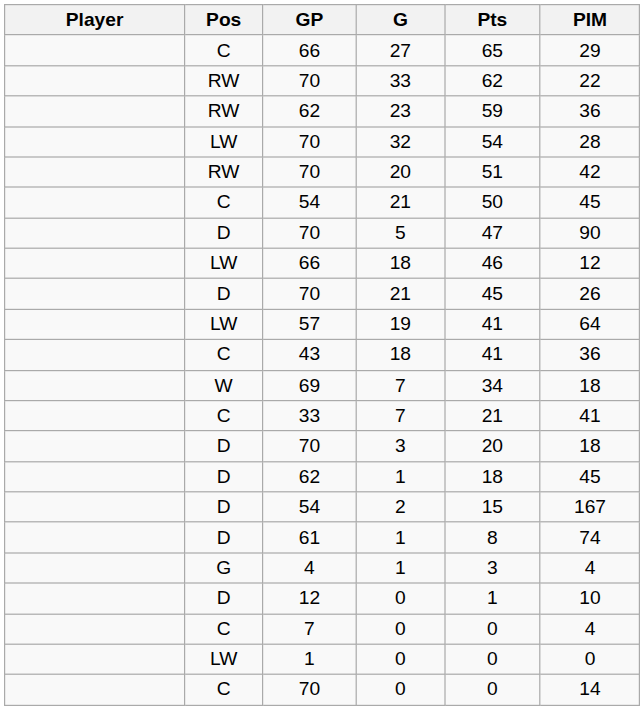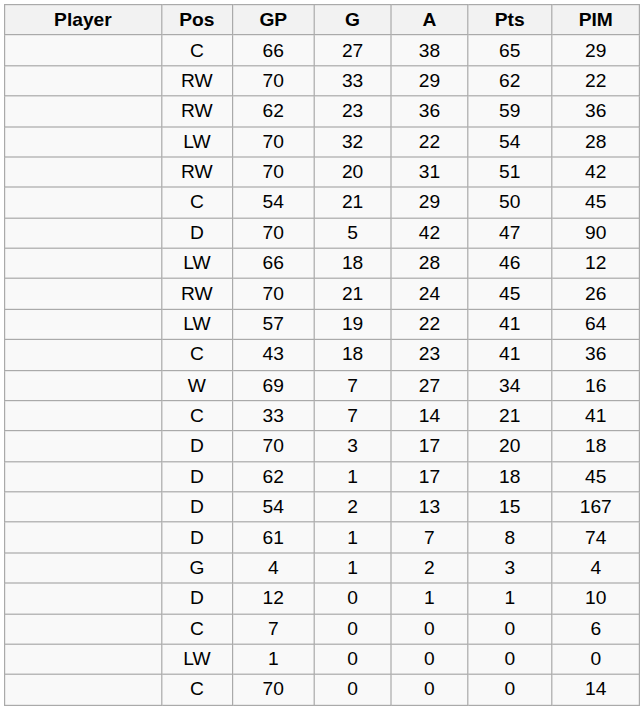+ column: (429, 19)
(224, 293) D -> (197, 293) RW
(590, 385) 18 -> (596, 385) 16
(590, 628) 4 -> (596, 628) 6
